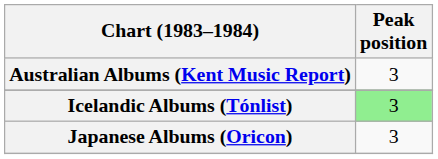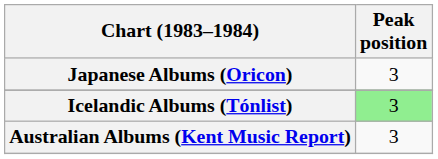rows swapped: (180, 74) <-> (180, 136)
